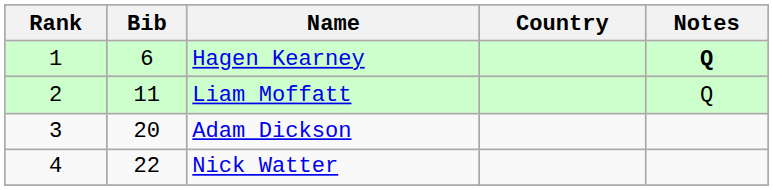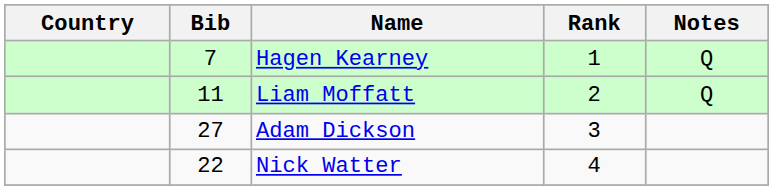columns swapped: (56, 23) <-> (562, 23)
(147, 59) 6 -> (210, 59) 7
(707, 59) bold -> (707, 59) normal
(147, 131) 20 -> (210, 131) 27
